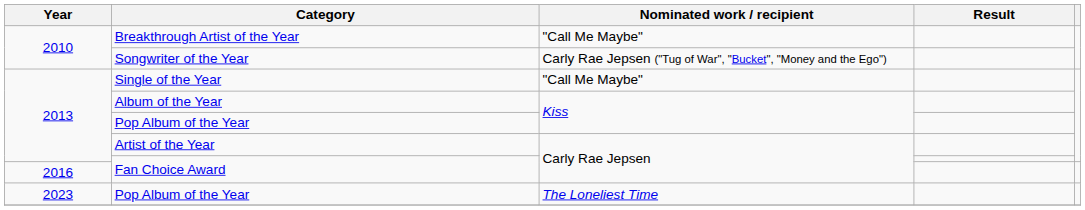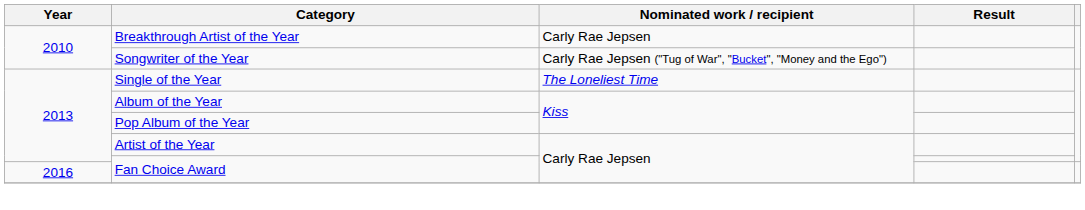(593, 36) "Call Me Maybe" -> (597, 36) Carly Rae Jepsen
(593, 79) "Call Me Maybe" -> (600, 79) The Loneliest Time
- row: (58, 194)
